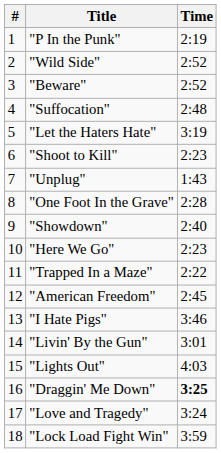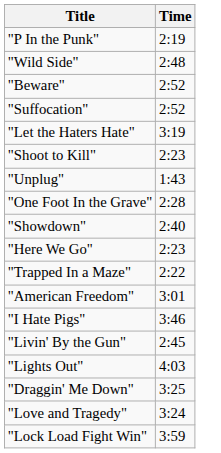- column: (15, 16)
(194, 62) 2:52 -> (172, 62) 2:48
(194, 109) 2:48 -> (172, 109) 2:52
(194, 296) 2:45 -> (172, 296) 3:01
(194, 343) 3:01 -> (172, 343) 2:45
(194, 389) bold -> (172, 389) normal
